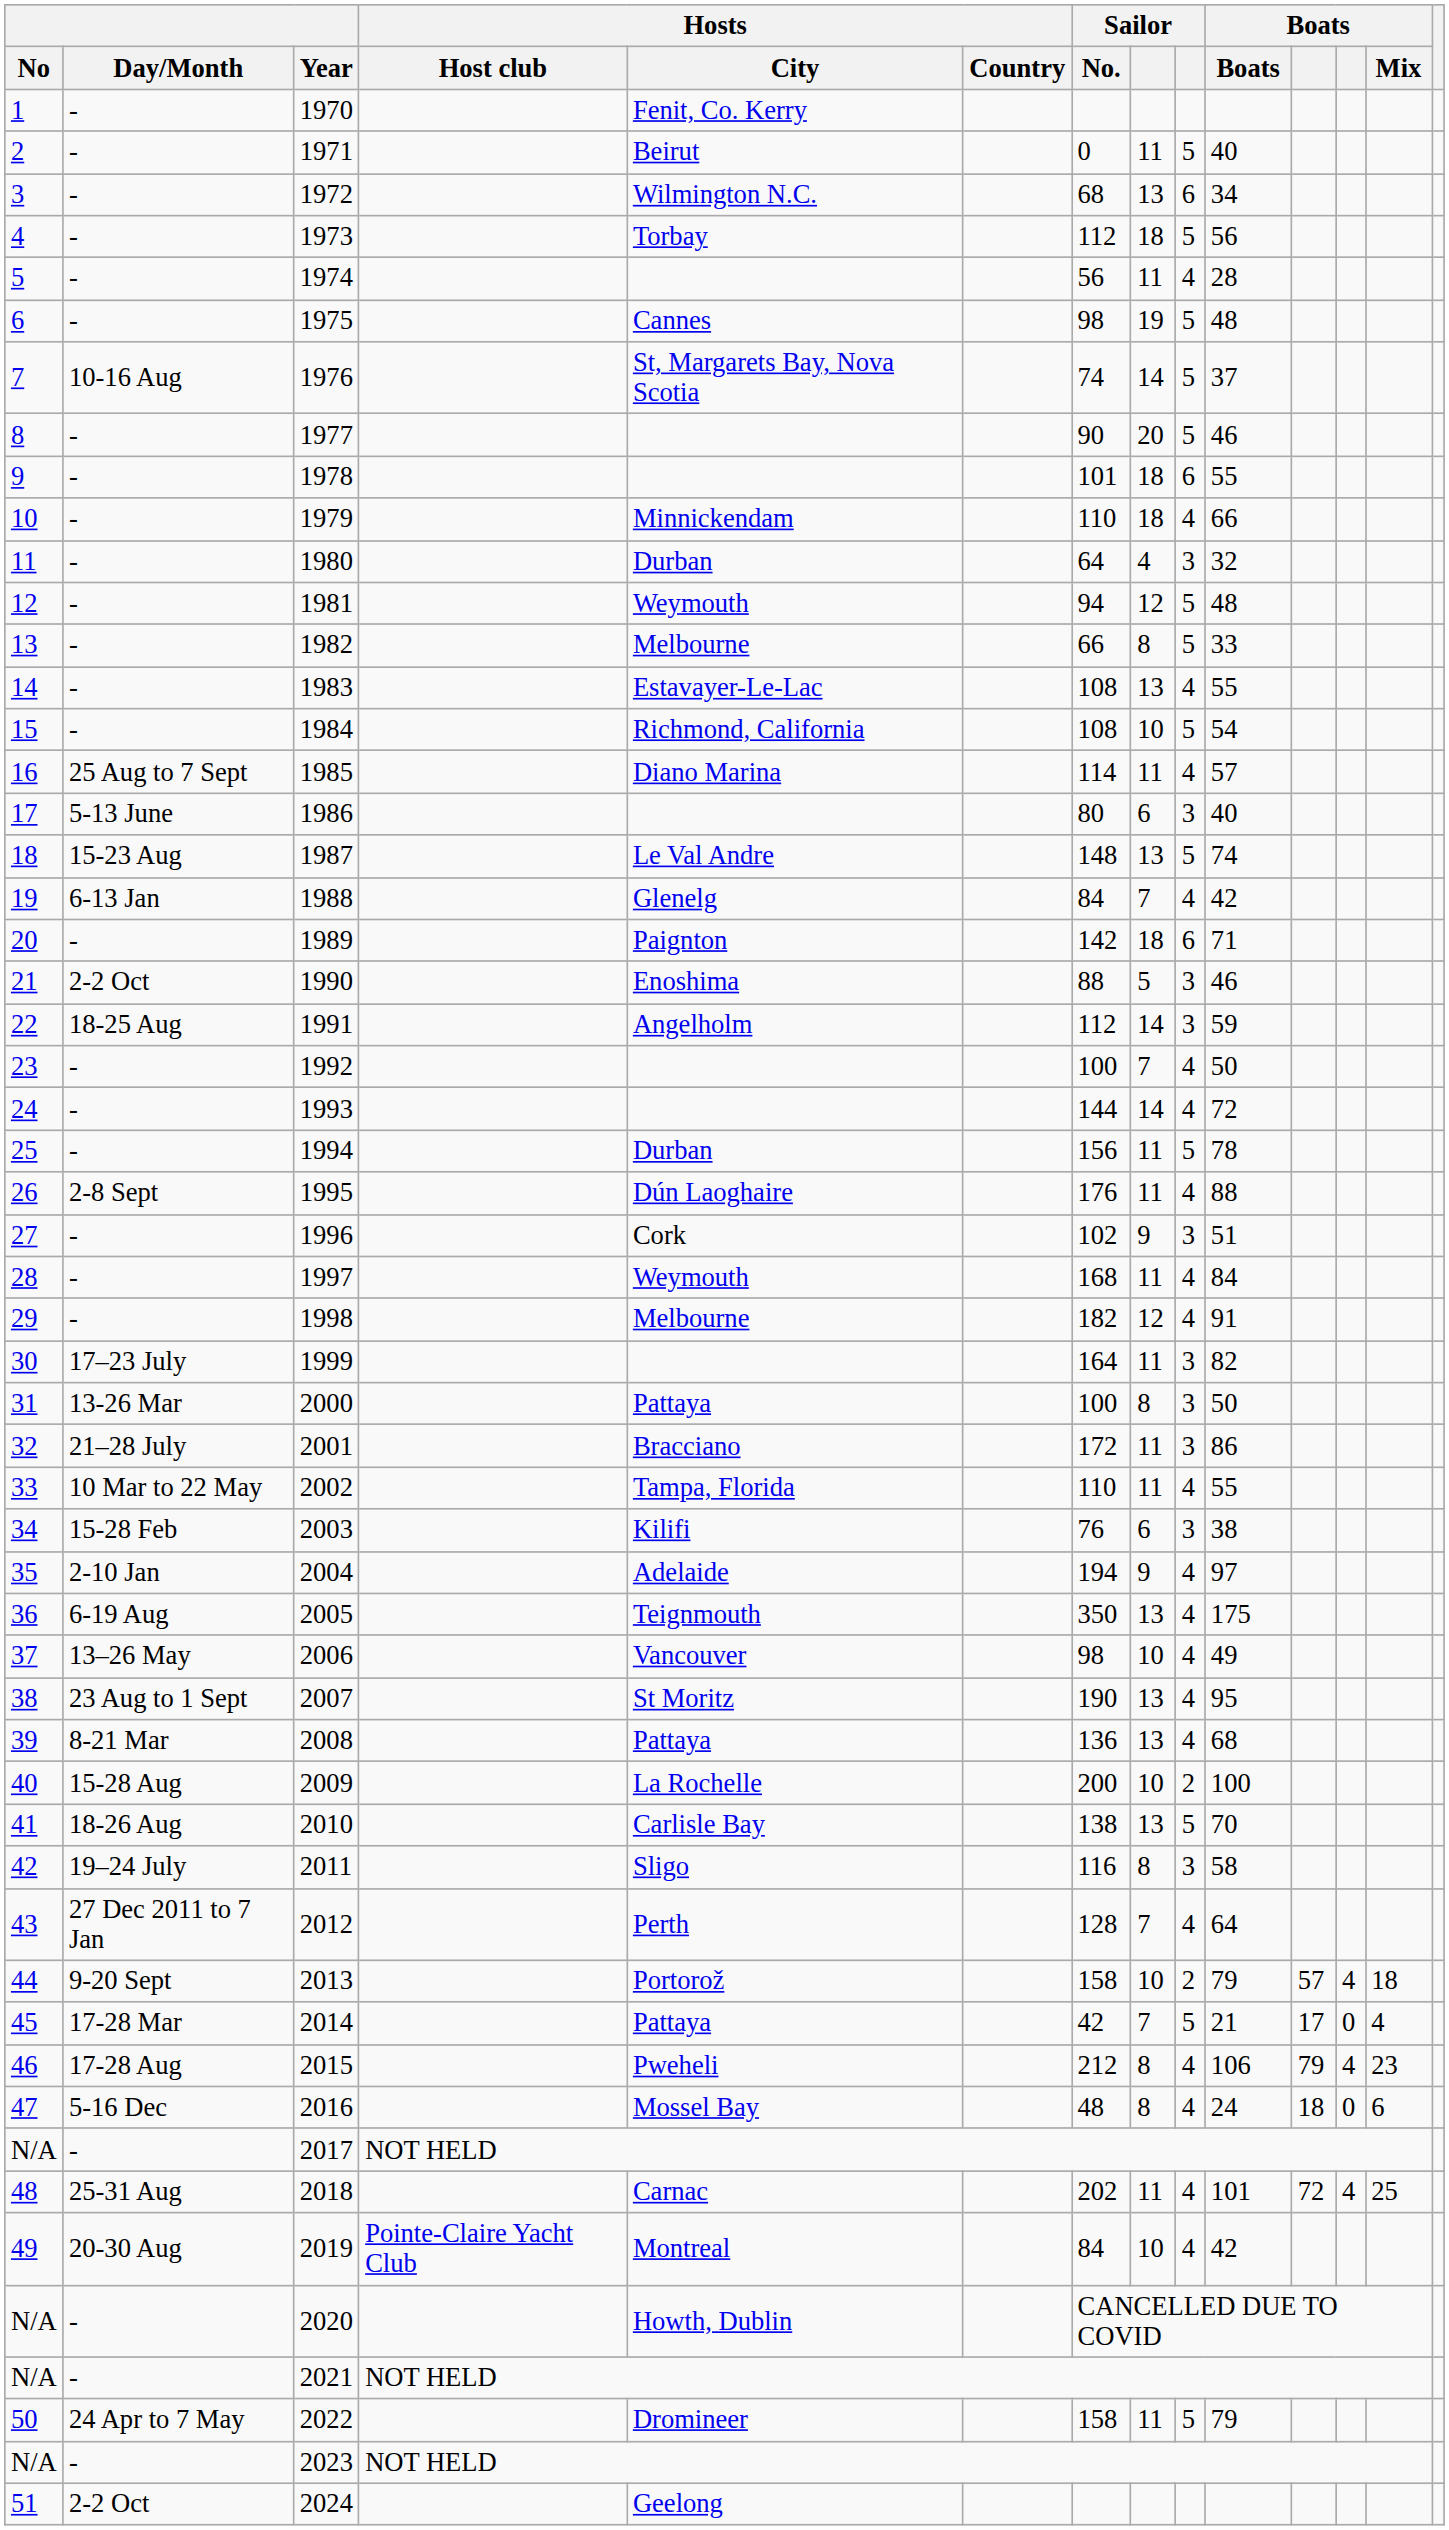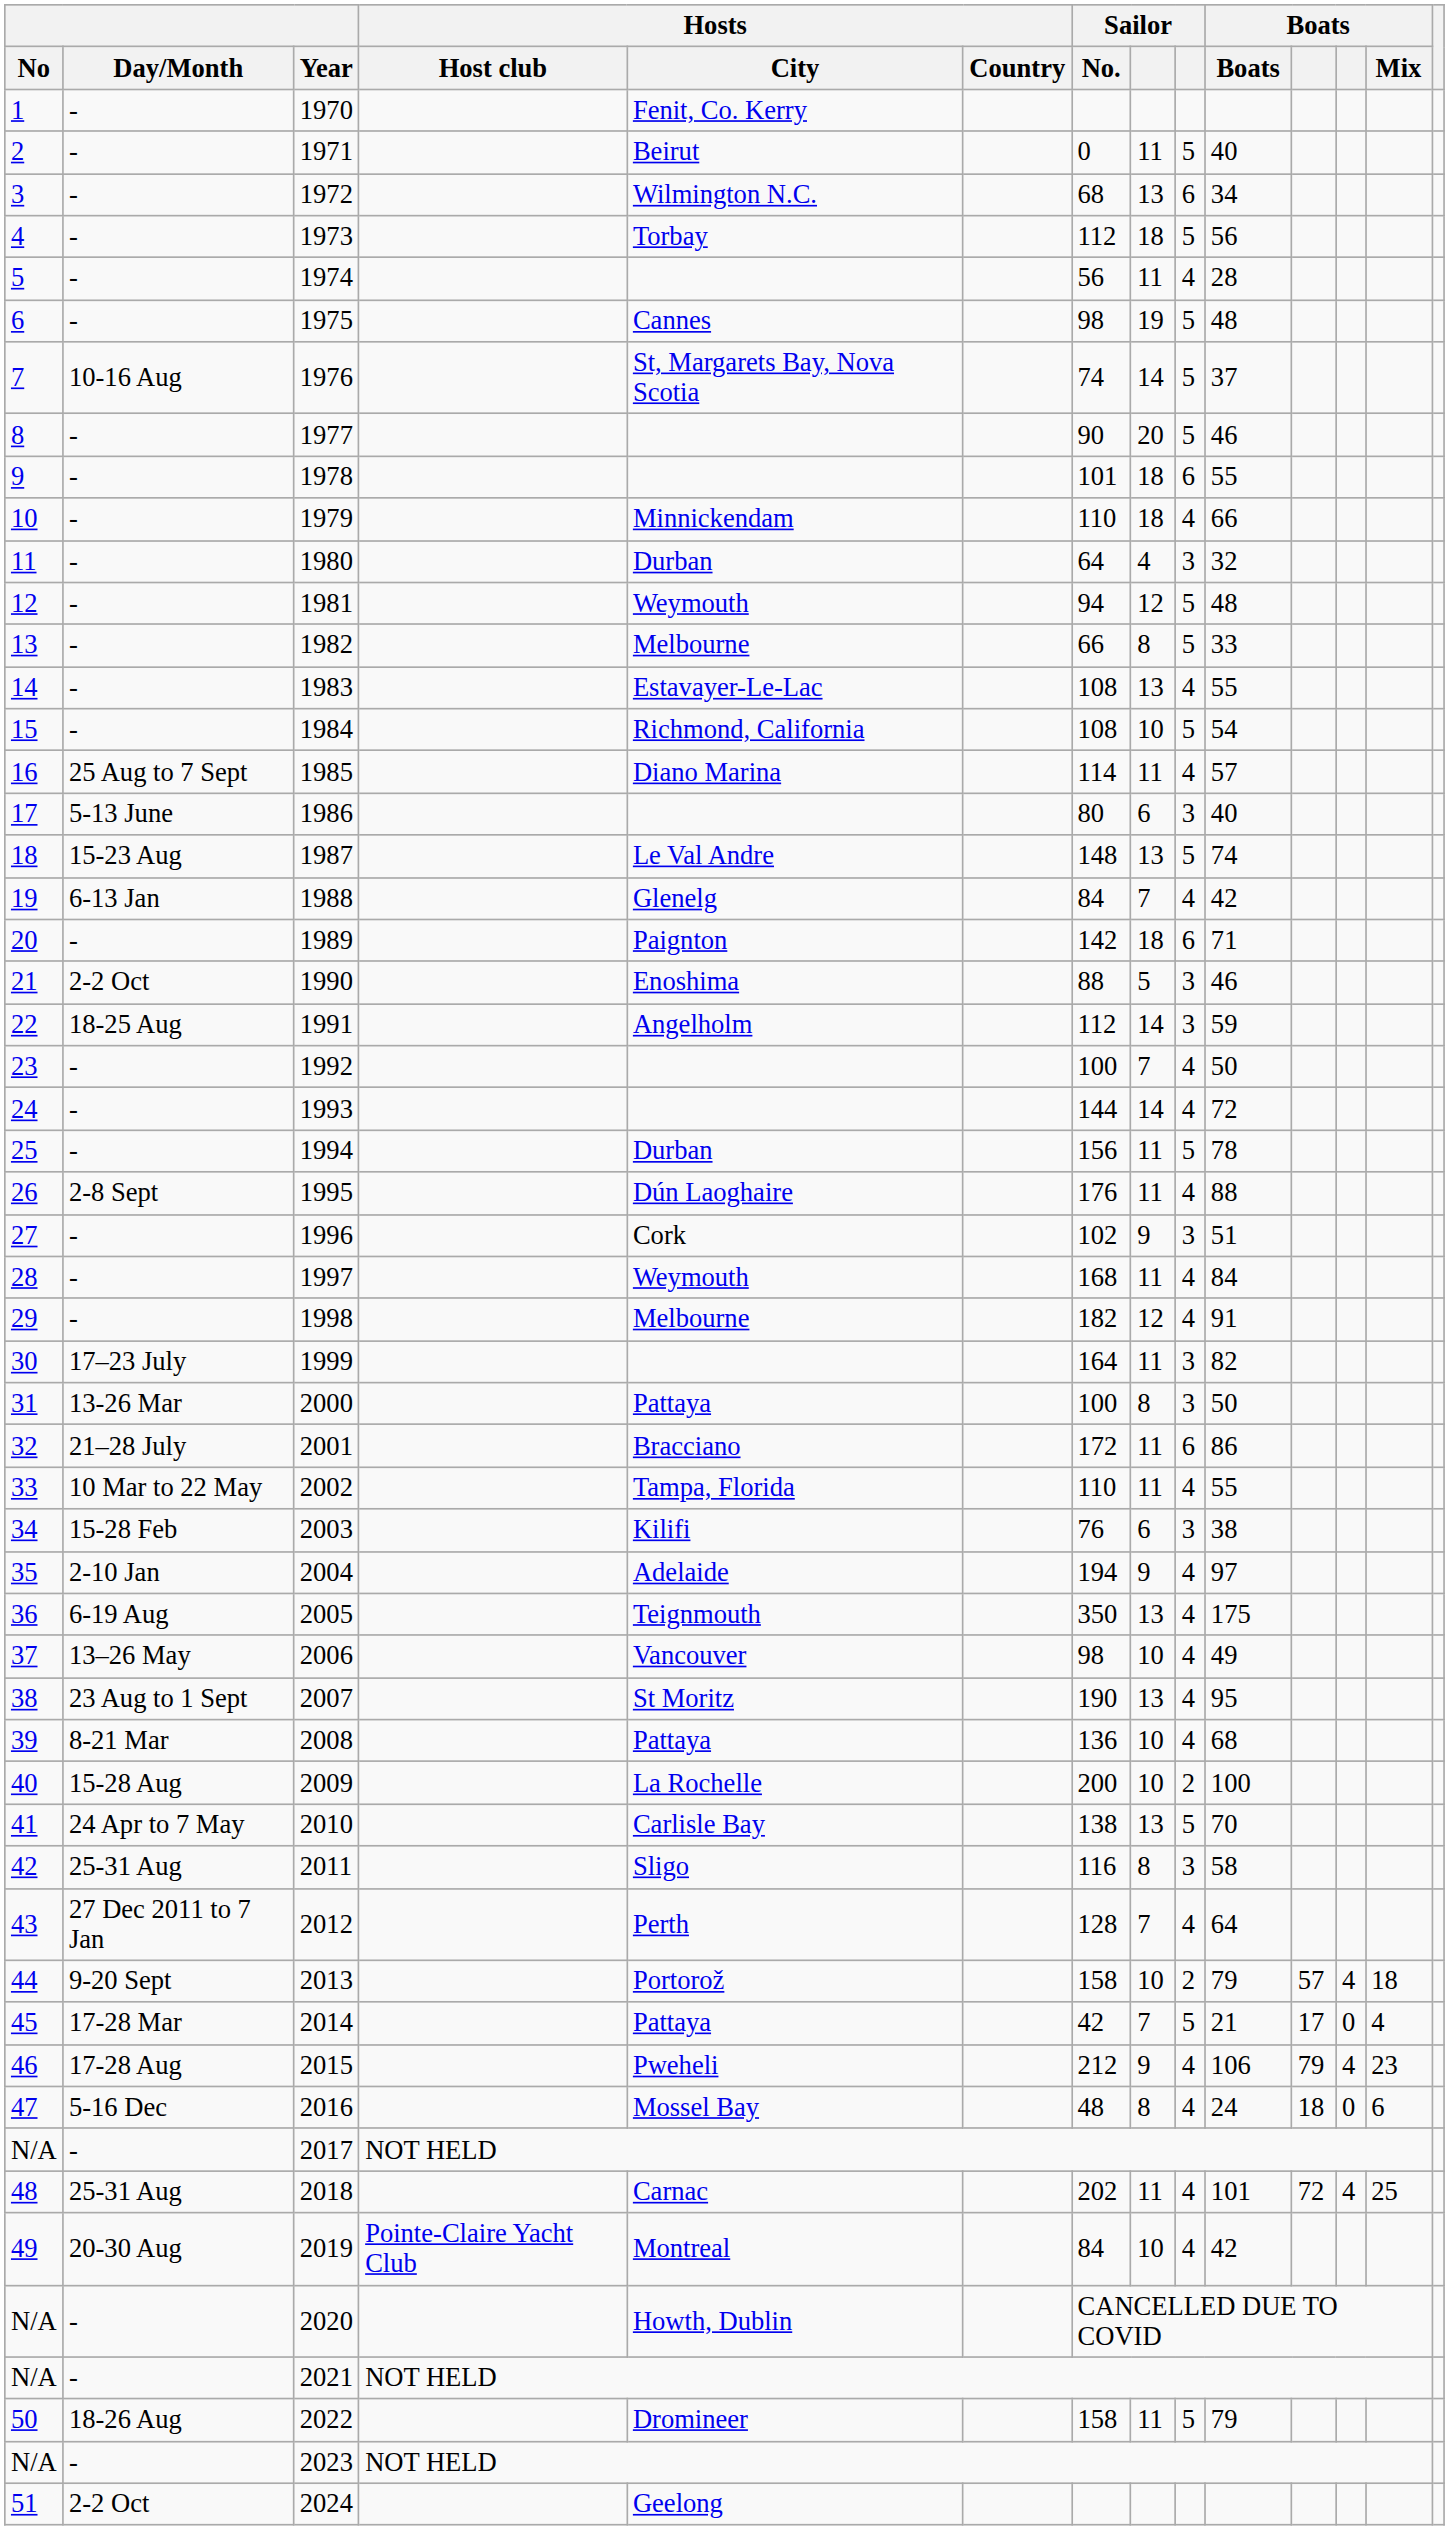(1188, 1445) 3 -> (1188, 1445) 6
(1150, 1740) 13 -> (1150, 1740) 10
(125, 1824) 18-26 Aug -> (157, 1824) 24 Apr to 7 May
(128, 1866) 19–24 July -> (125, 1866) 25-31 Aug
(1144, 2065) 8 -> (1144, 2065) 9
(157, 2419) 24 Apr to 7 May -> (125, 2419) 18-26 Aug
